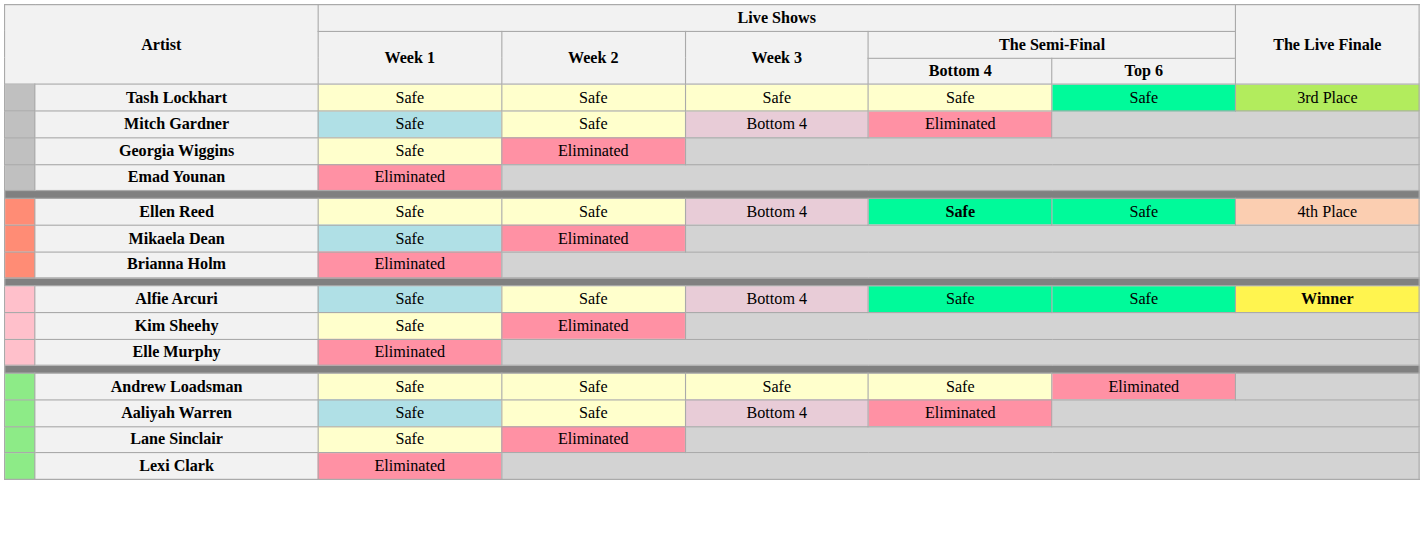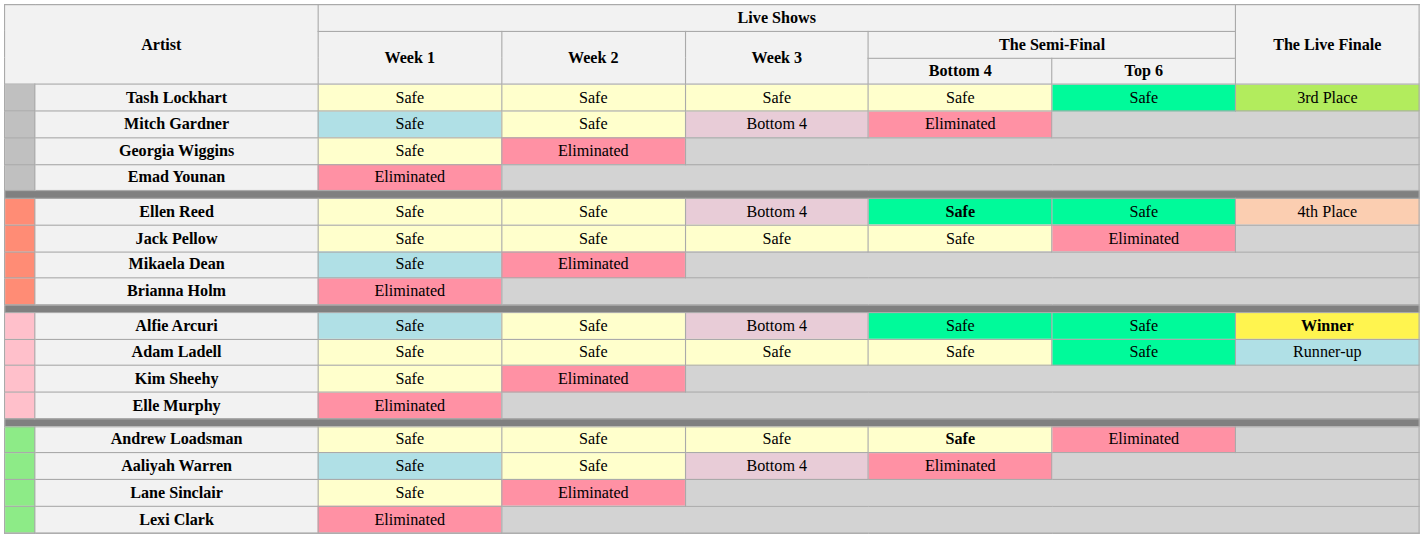+ row: (177, 238)
+ row: (177, 352)
(960, 386) normal -> (960, 439) bold
